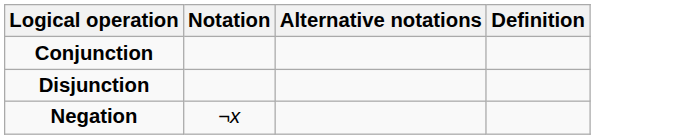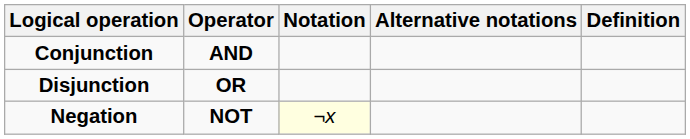+ column: (231, 20)
(229, 117) no background -> (324, 117) lightyellow background
